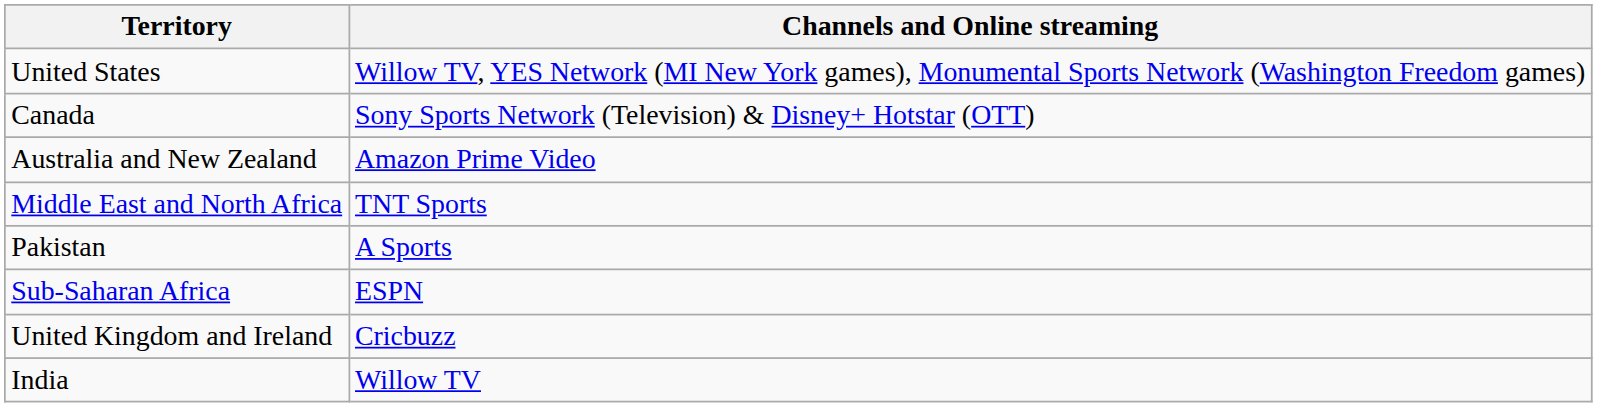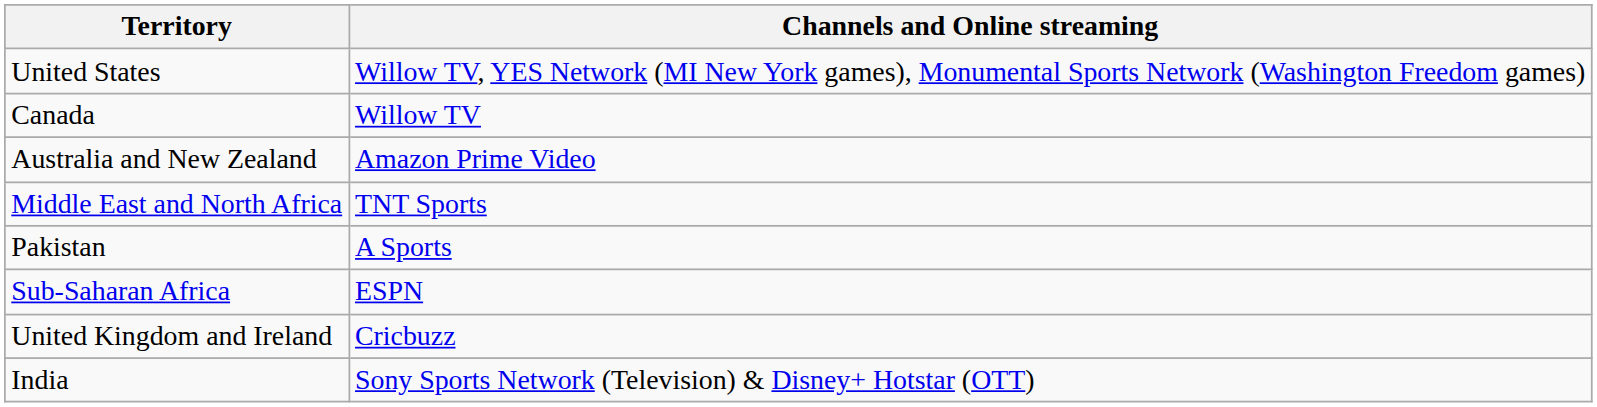(695, 114) Sony Sports Network (Television) & Disney+ Hotstar (OTT) -> (418, 114) Willow TV
(418, 379) Willow TV -> (695, 379) Sony Sports Network (Television) & Disney+ Hotstar (OTT)
